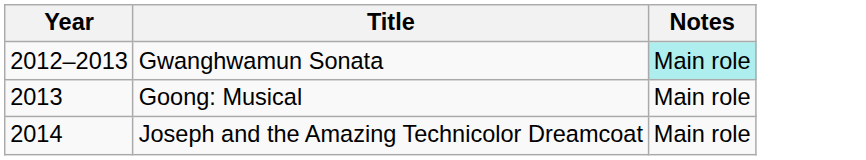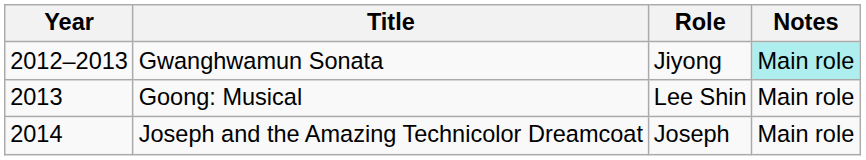+ column: (700, 23)
